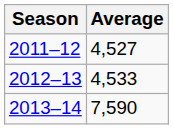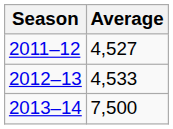(114, 108) 7,590 -> (114, 108) 7,500
